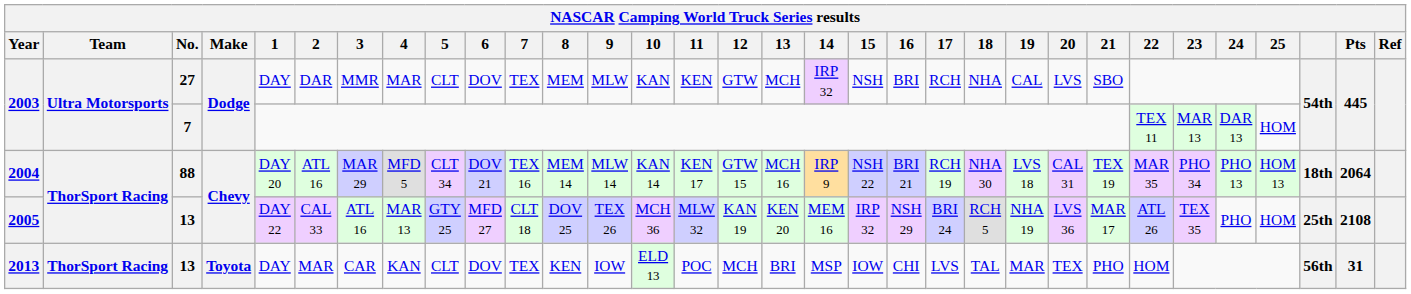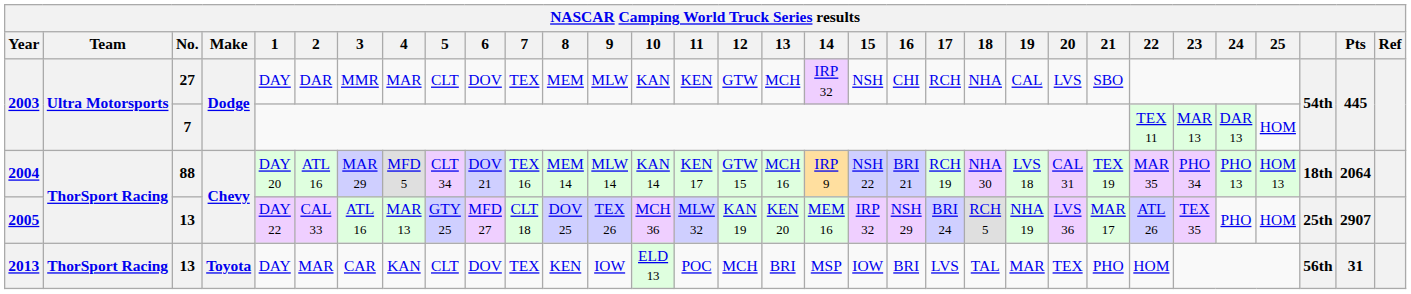(906, 81) BRI -> (906, 81) CHI
(1356, 219) 2108 -> (1356, 219) 2907
(906, 265) CHI -> (906, 265) BRI
